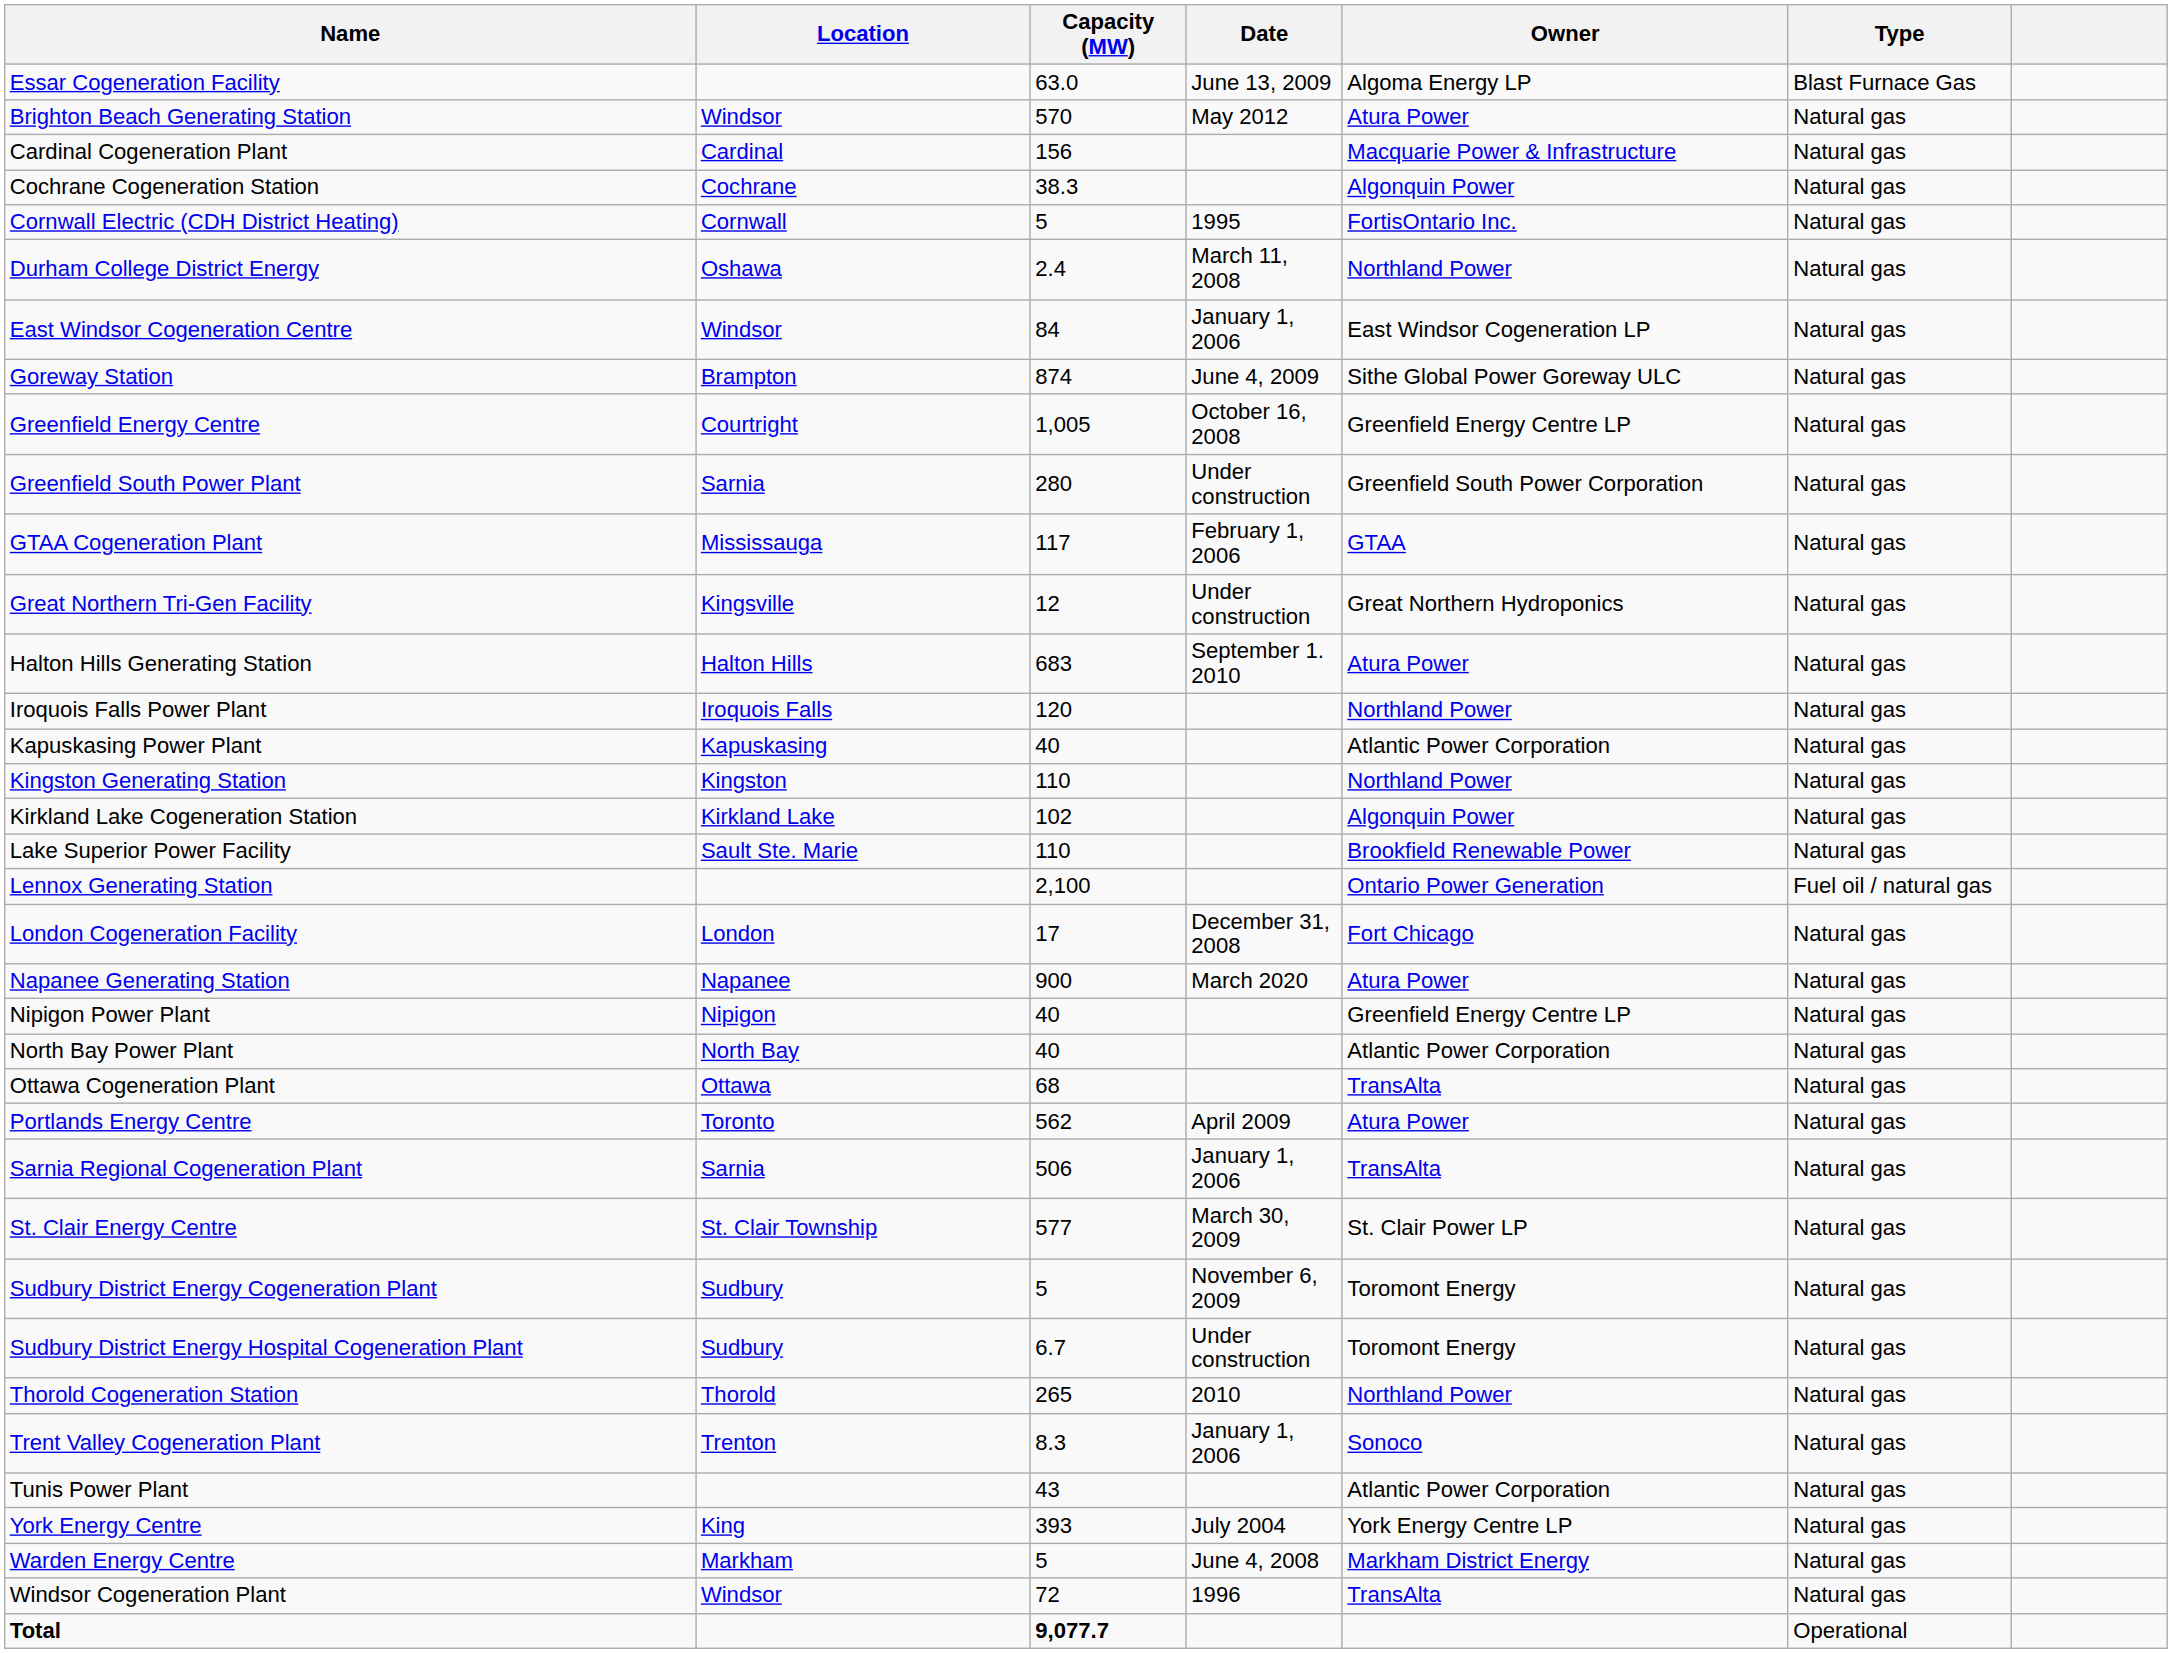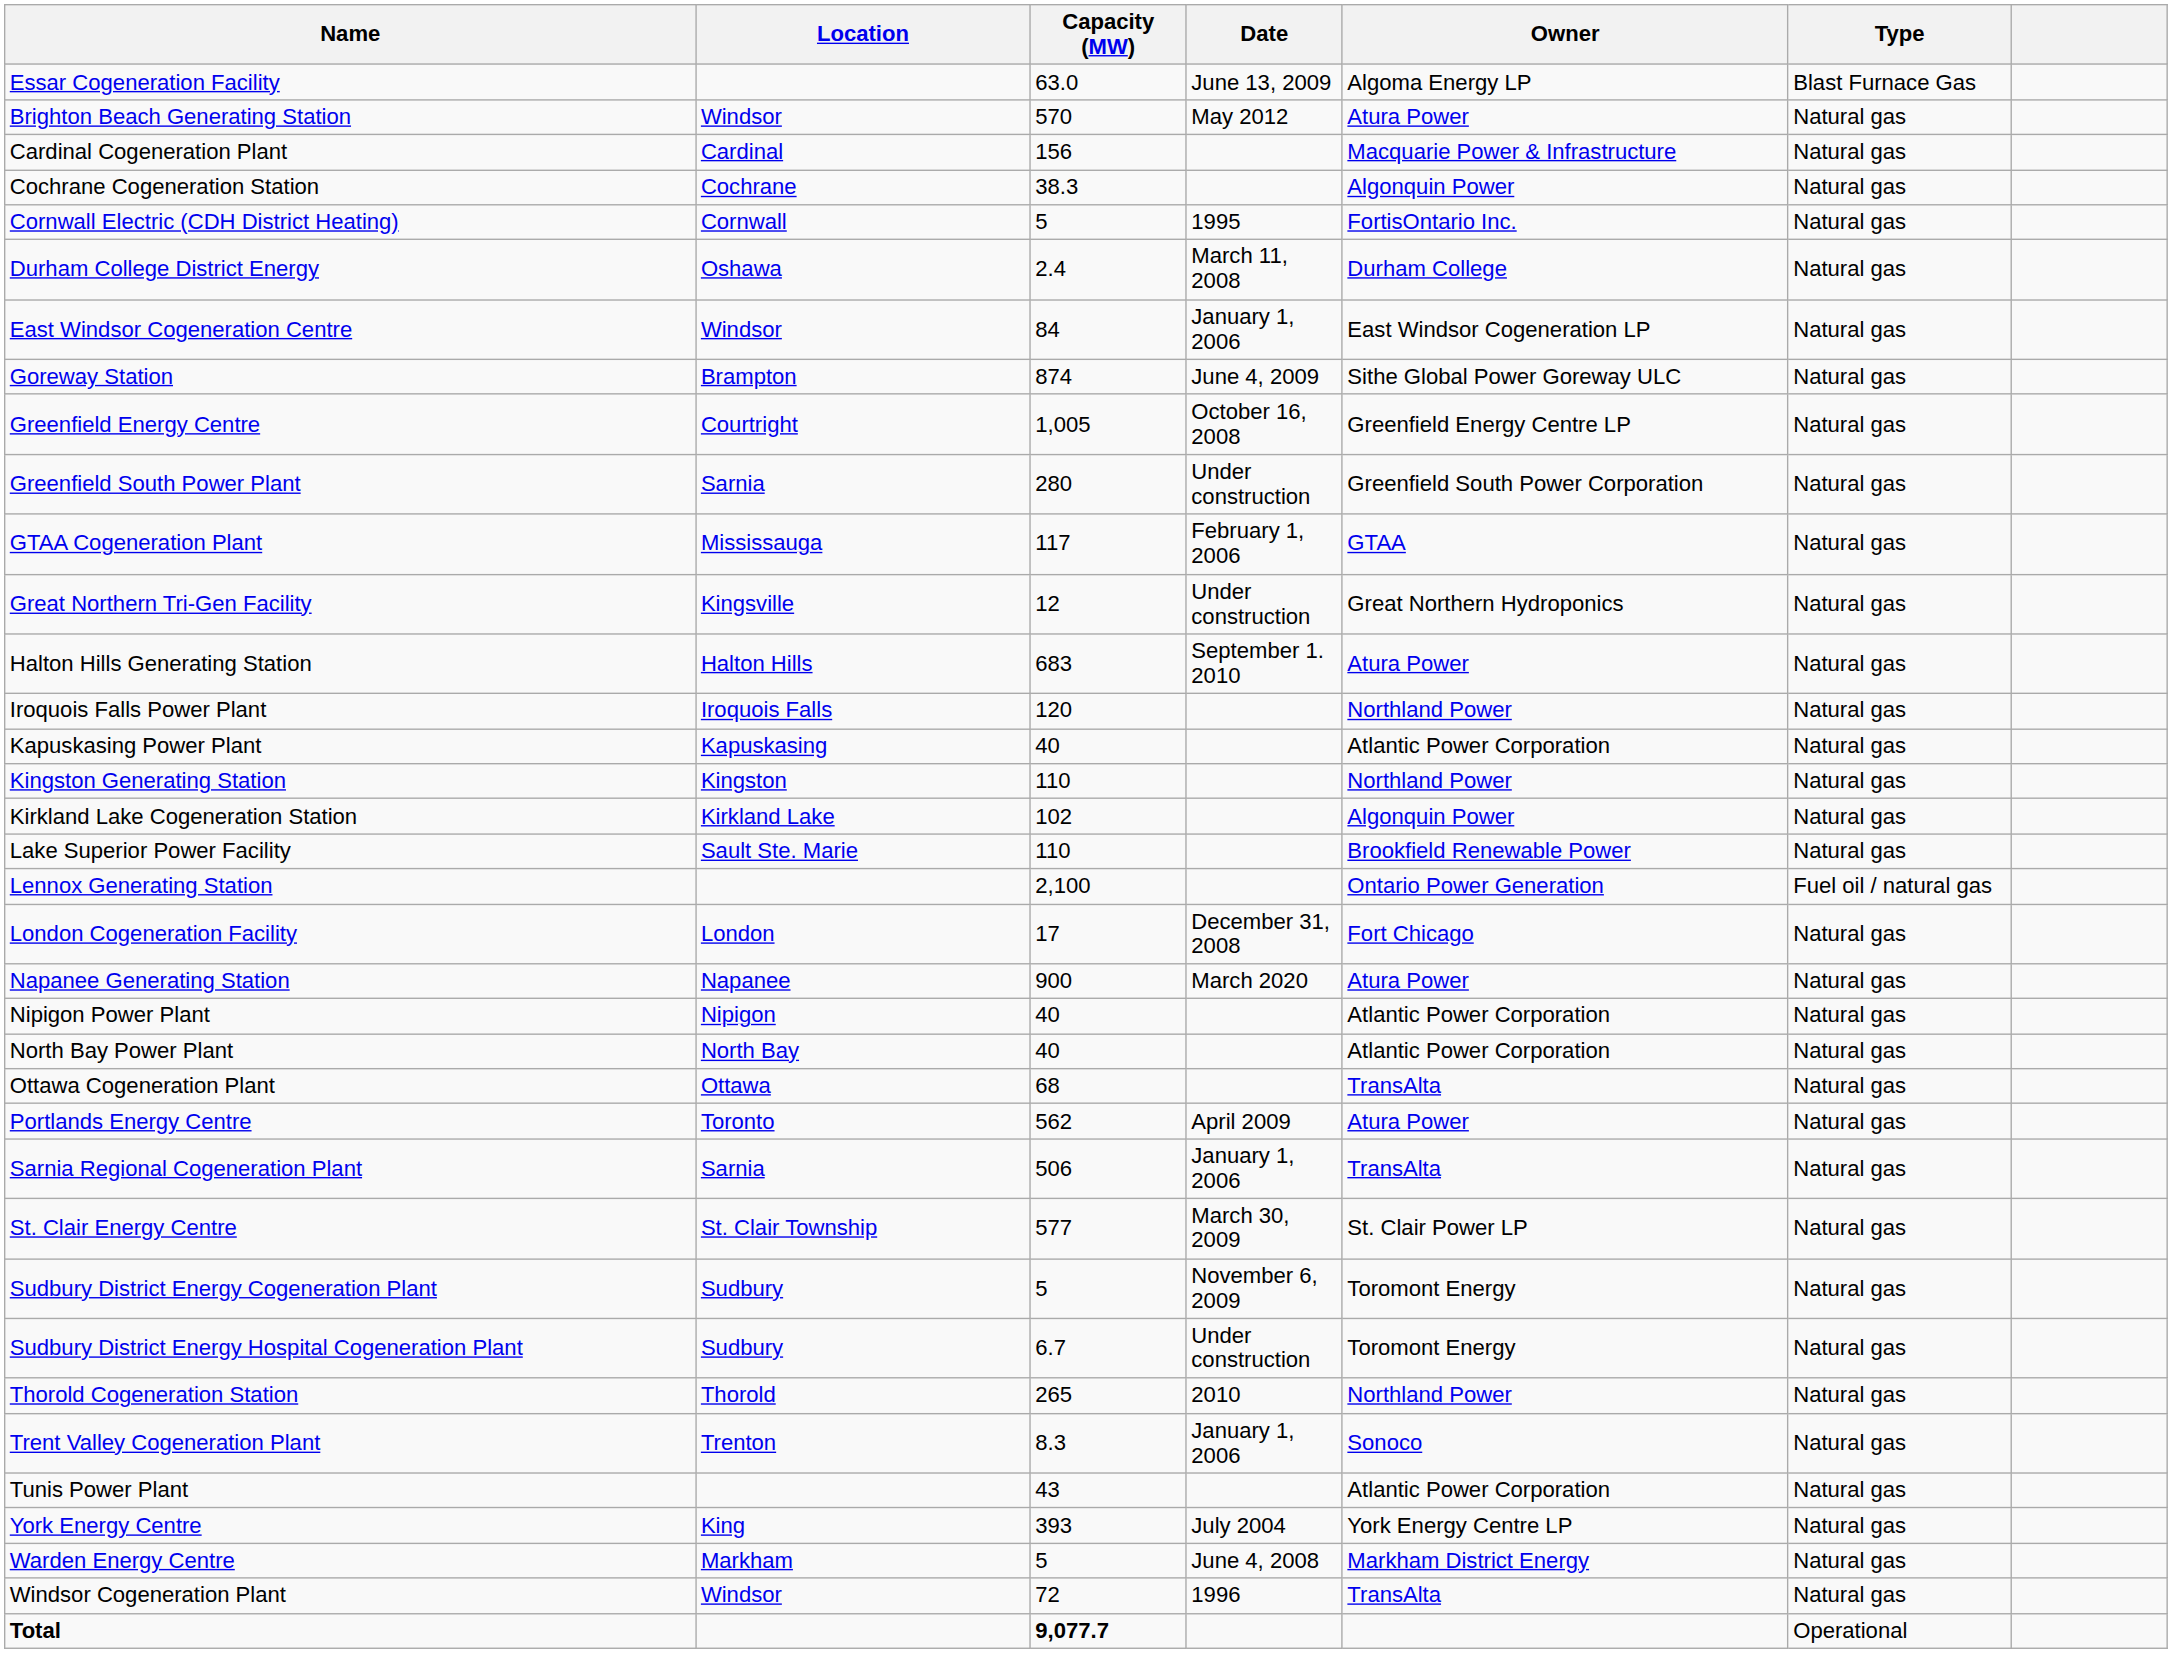(1430, 269) Northland Power -> (1427, 269) Durham College
(1489, 1015) Greenfield Energy Centre LP -> (1479, 1015) Atlantic Power Corporation
